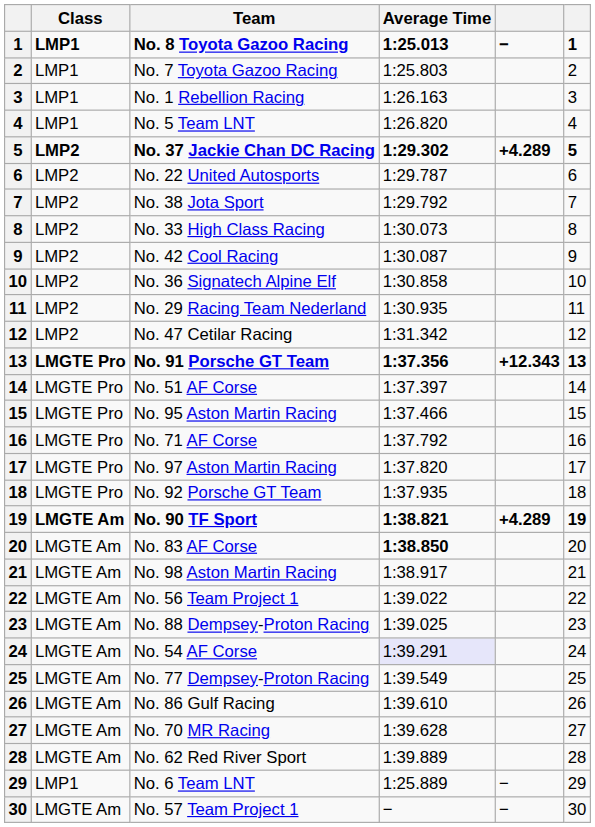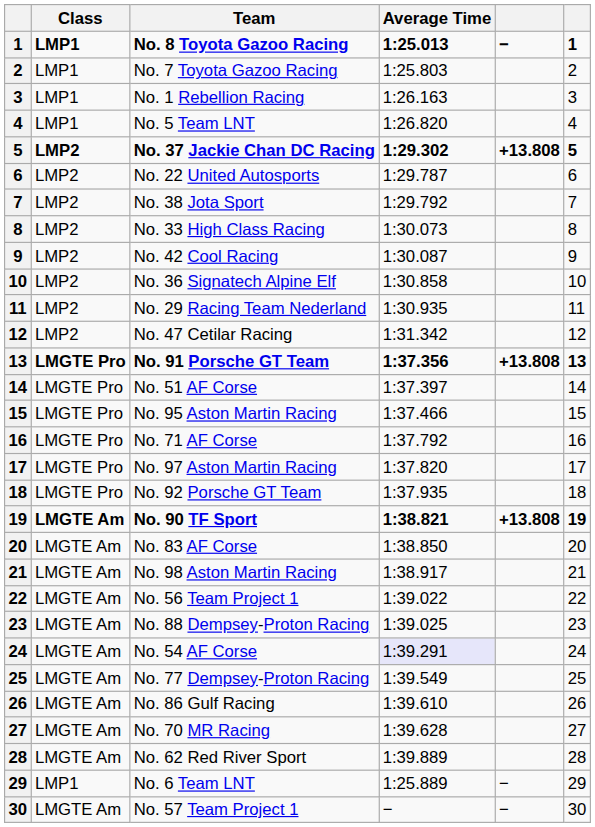(525, 150) +4.289 -> (529, 150) +13.808
(529, 361) +12.343 -> (529, 361) +13.808
(525, 520) +4.289 -> (529, 520) +13.808
(416, 546) bold -> (415, 546) normal
